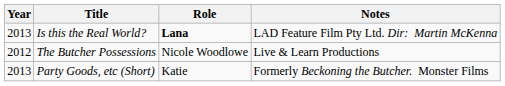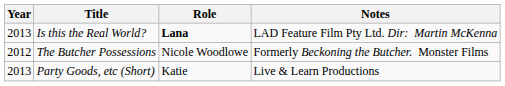(316, 52) Live & Learn Productions -> (371, 52) Formerly Beckoning the Butcher. Monster Films
(371, 71) Formerly Beckoning the Butcher. Monster Films -> (316, 71) Live & Learn Productions
